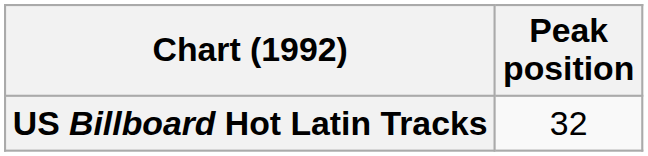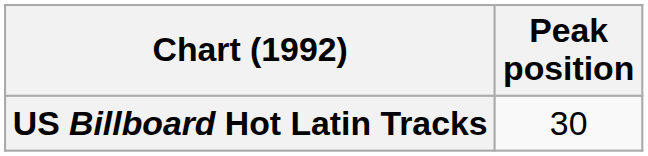(569, 122) 32 -> (569, 122) 30
